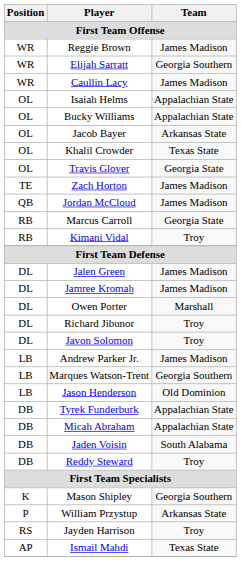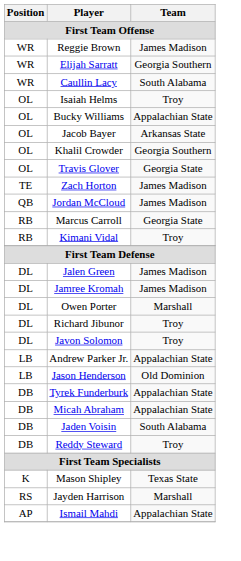(194, 82) James Madison -> (173, 82) South Alabama
(194, 99) Appalachian State -> (173, 99) Troy
(194, 151) Texas State -> (173, 151) Georgia Southern
(194, 358) James Madison -> (173, 358) Appalachian State
- row: (99, 375)
(194, 496) Georgia Southern -> (173, 479) Texas State
- row: (99, 513)
(194, 530) Troy -> (173, 496) Marshall
(194, 548) Texas State -> (173, 513) Appalachian State
